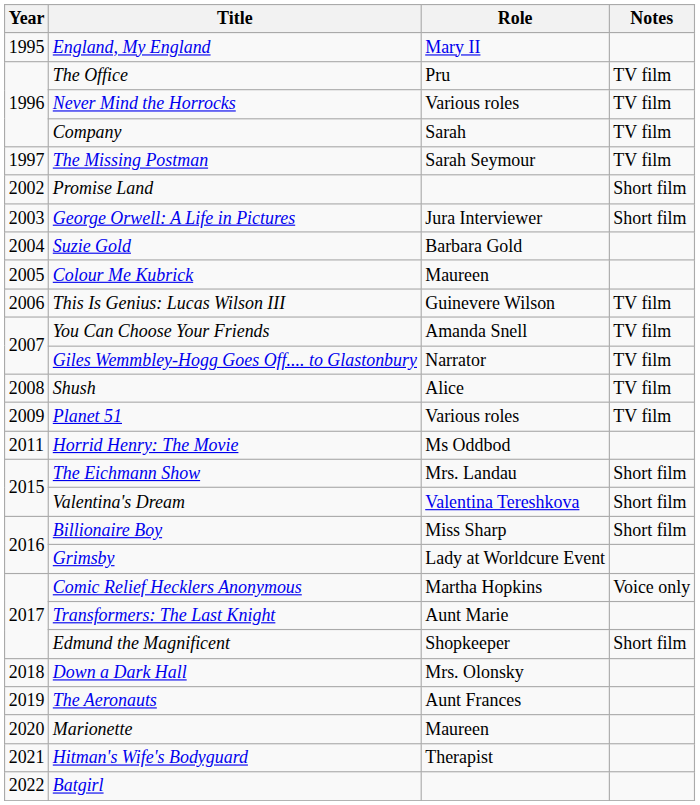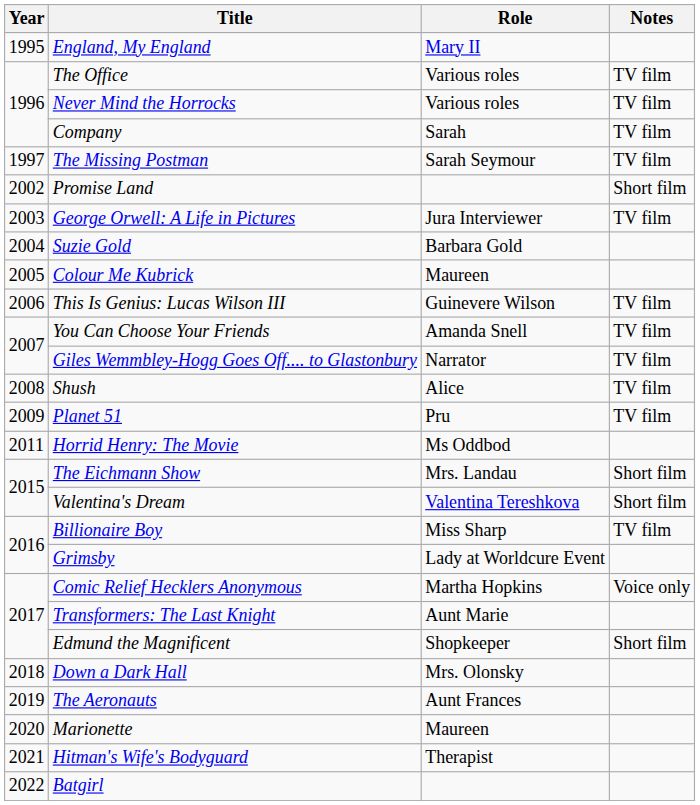(438, 75) Pru -> (472, 75) Various roles
(650, 217) Short film -> (642, 217) TV film
(472, 416) Various roles -> (438, 416) Pru
(650, 530) Short film -> (642, 530) TV film
